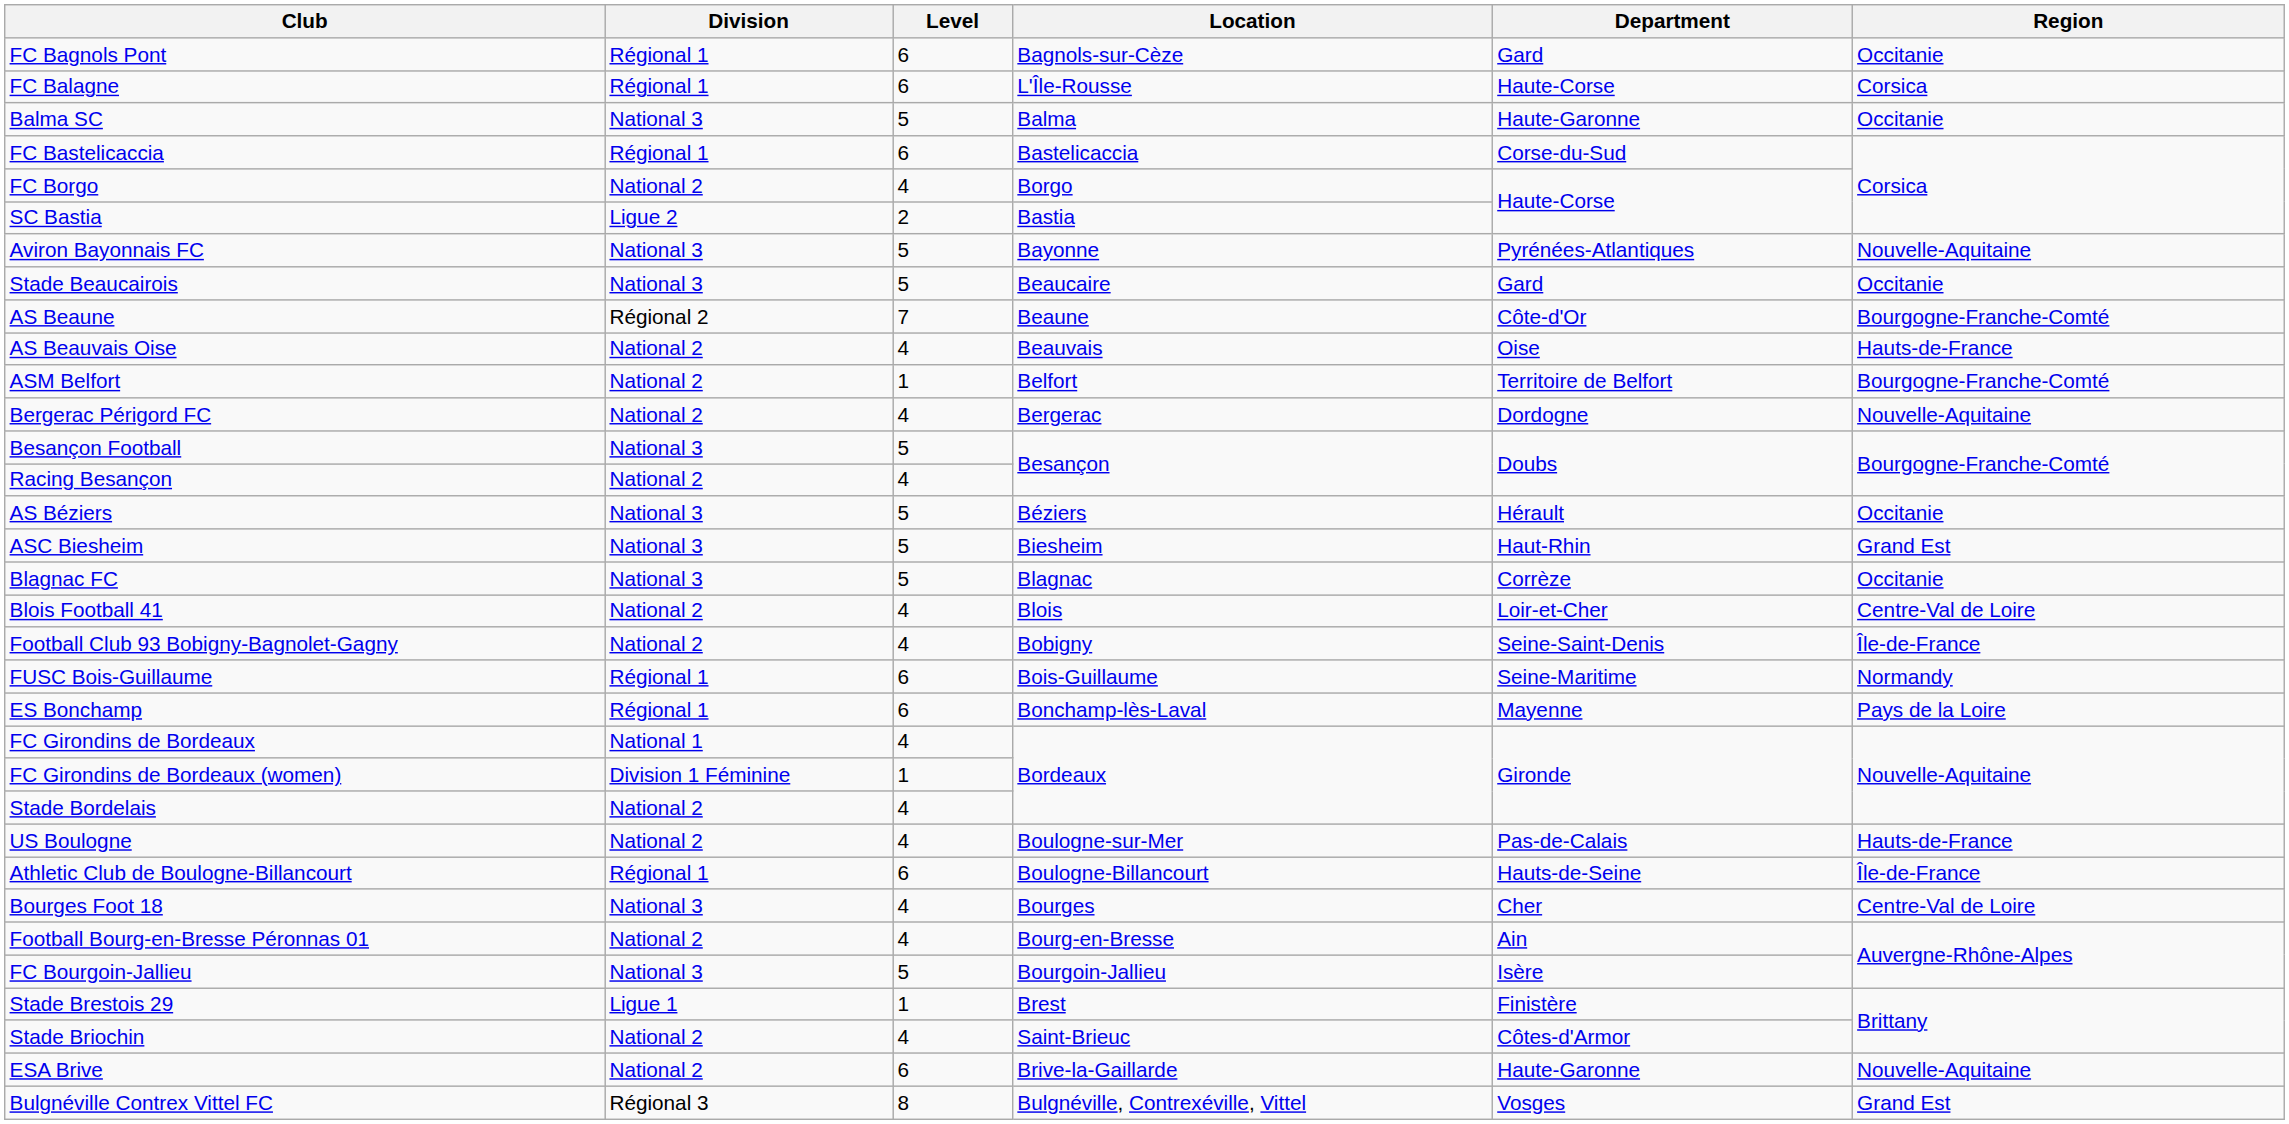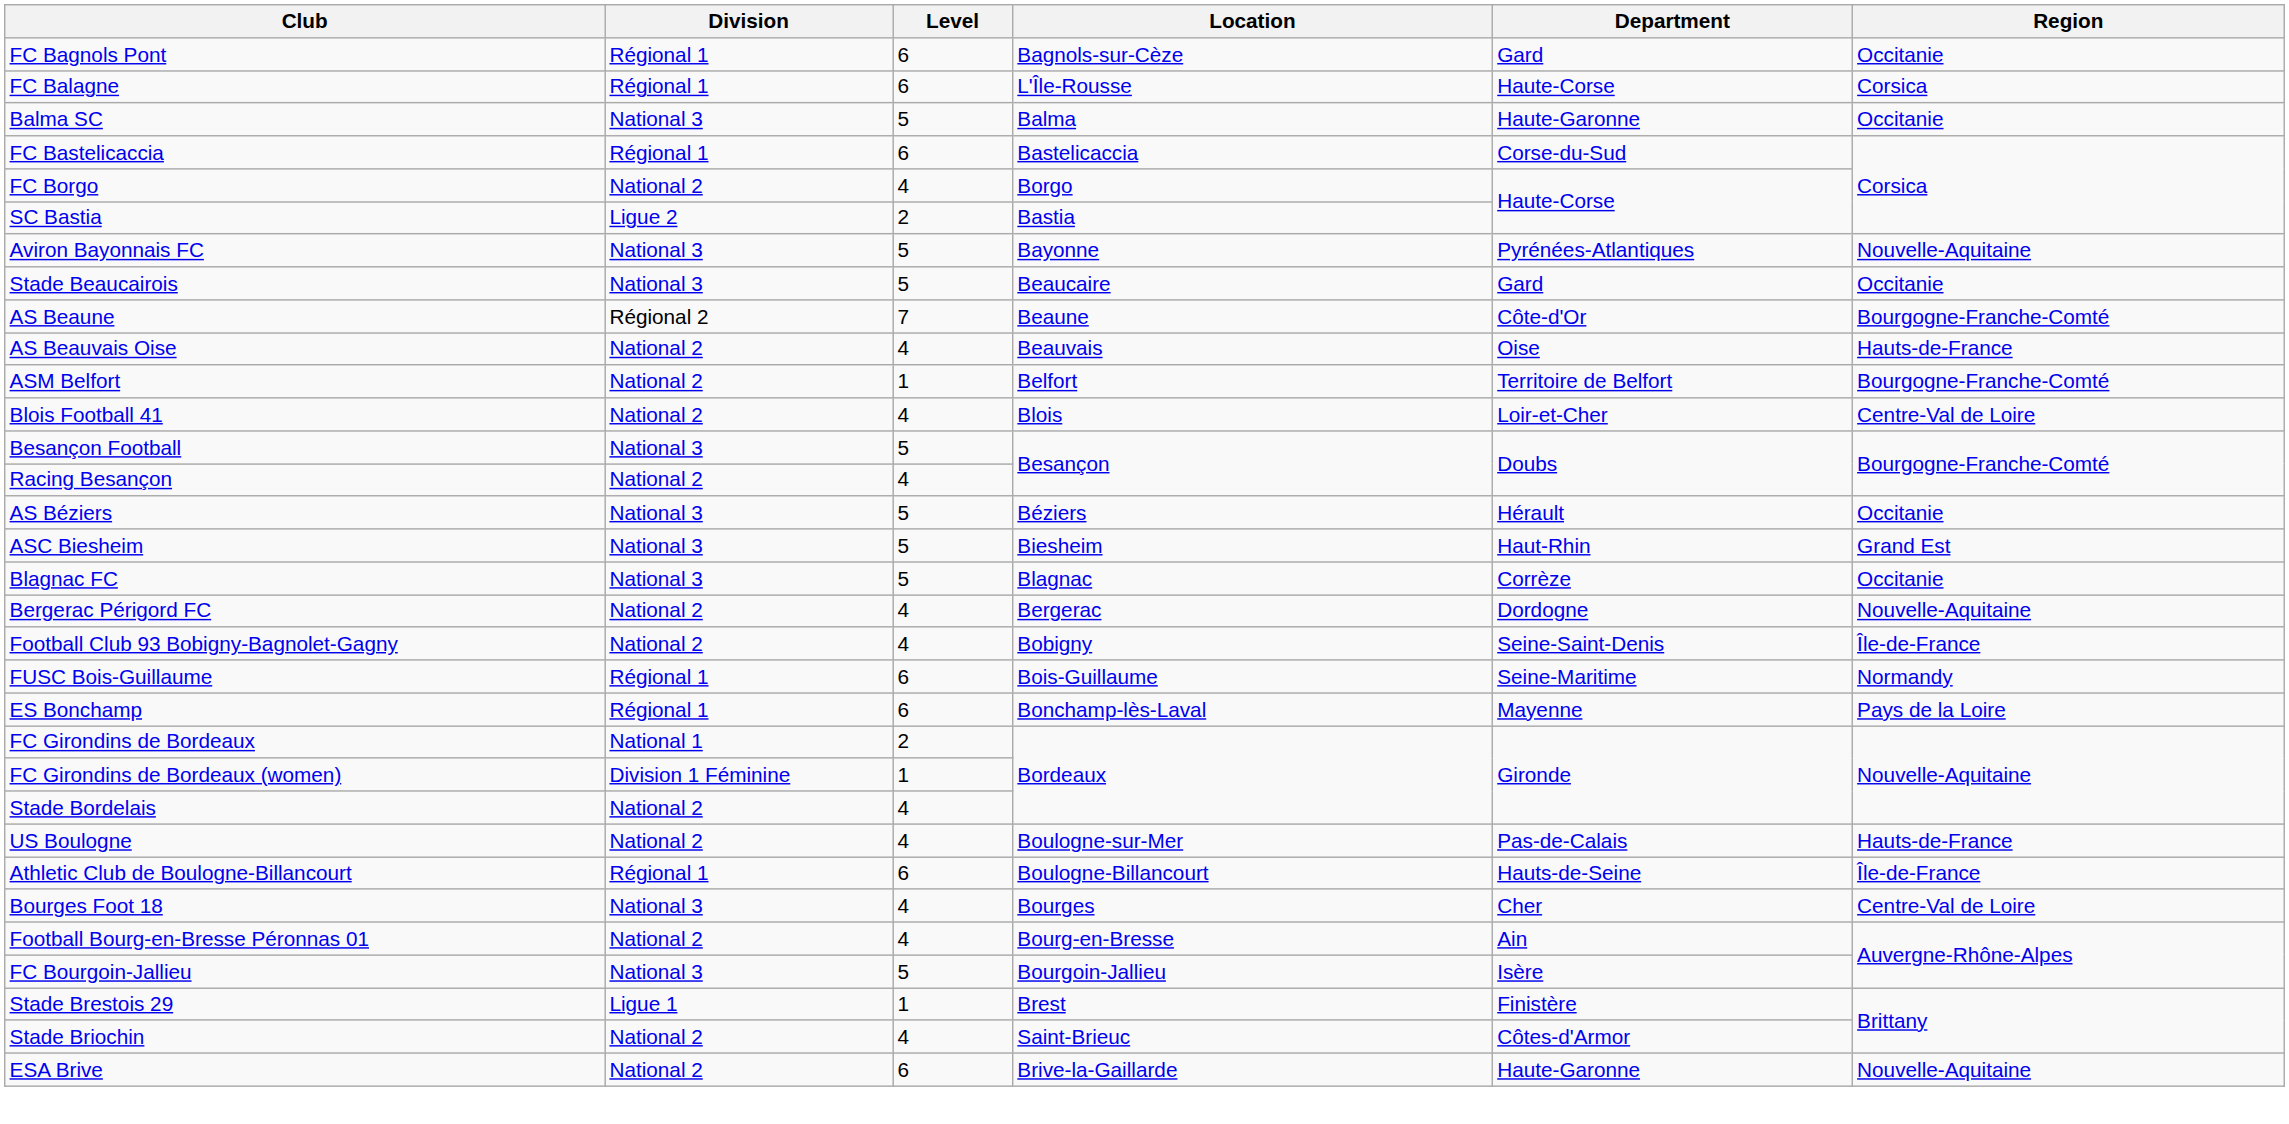rows swapped: (110, 415) <-> (86, 611)
(903, 742) 4 -> (903, 742) 2
- row: (141, 1103)
